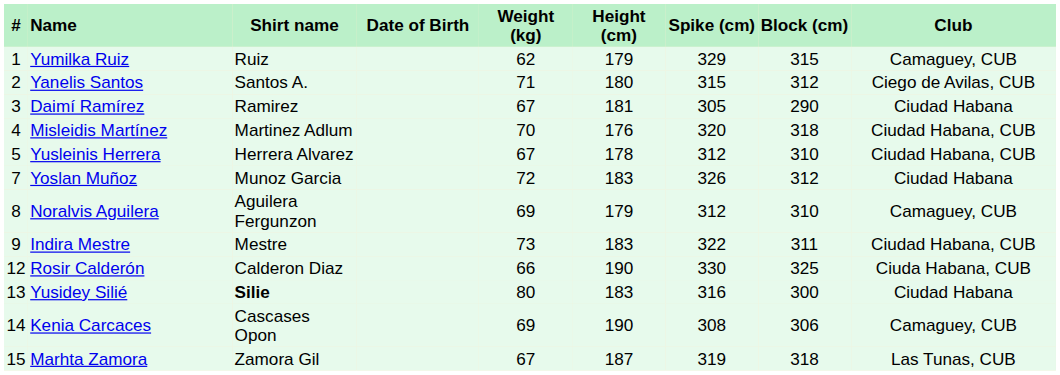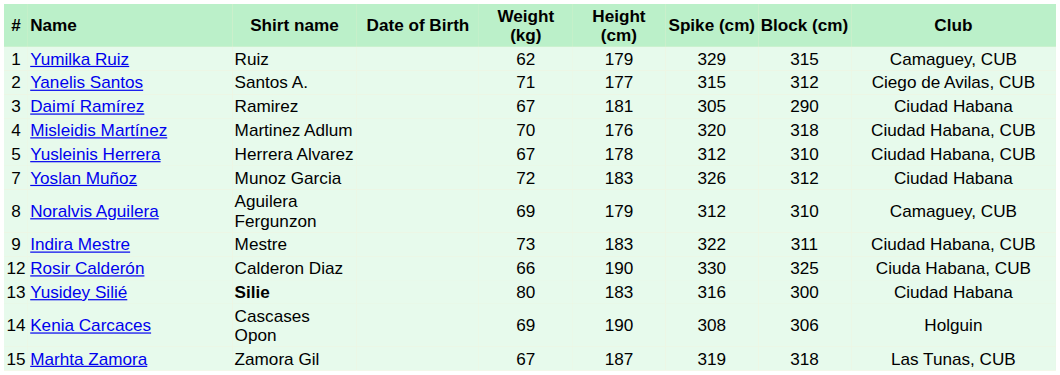(619, 83) 180 -> (619, 83) 177
(953, 325) Camaguey, CUB -> (953, 325) Holguin
